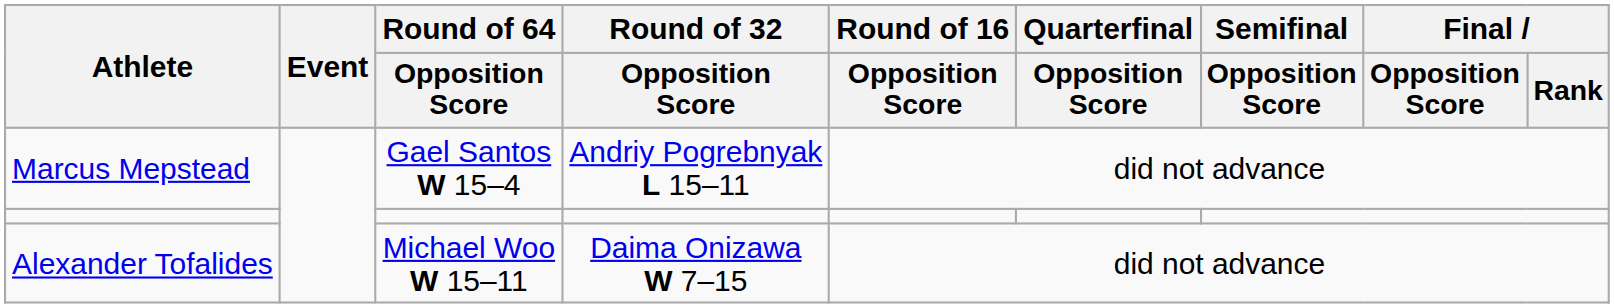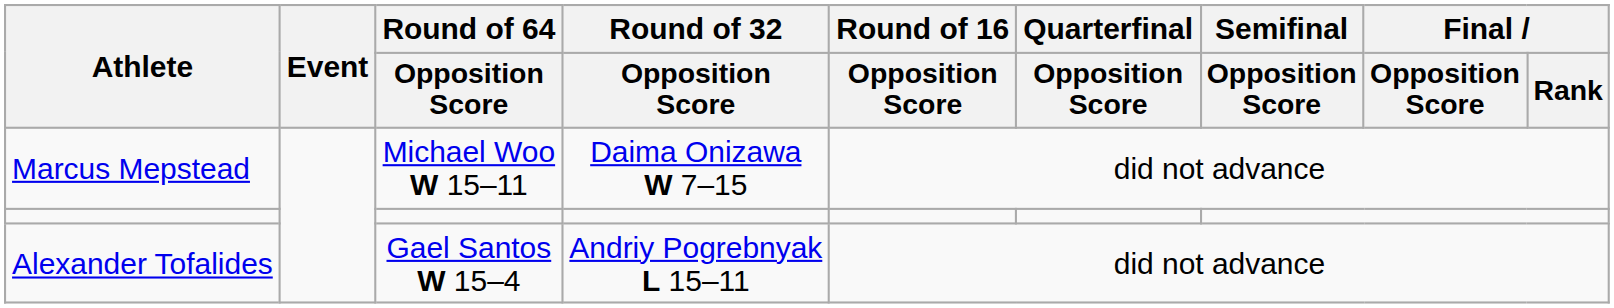(469, 169) Gael Santos W 15–4 -> (469, 169) Michael Woo W 15–11
(696, 169) Andriy Pogrebnyak L 15–11 -> (696, 169) Daima Onizawa W 7–15
(469, 264) Michael Woo W 15–11 -> (469, 264) Gael Santos W 15–4
(696, 264) Daima Onizawa W 7–15 -> (696, 264) Andriy Pogrebnyak L 15–11
